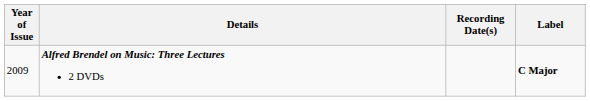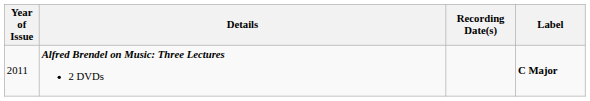(18, 70) 2009 -> (17, 70) 2011
